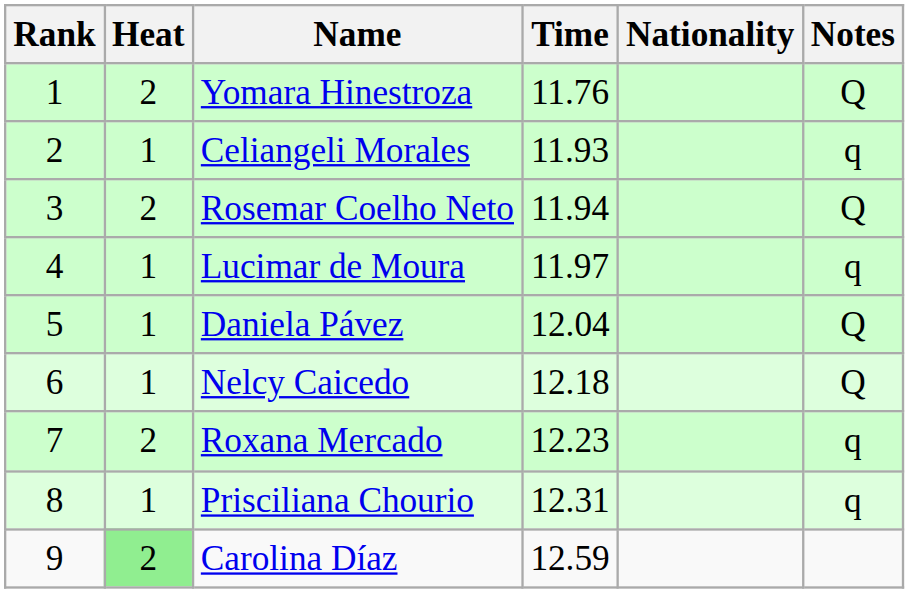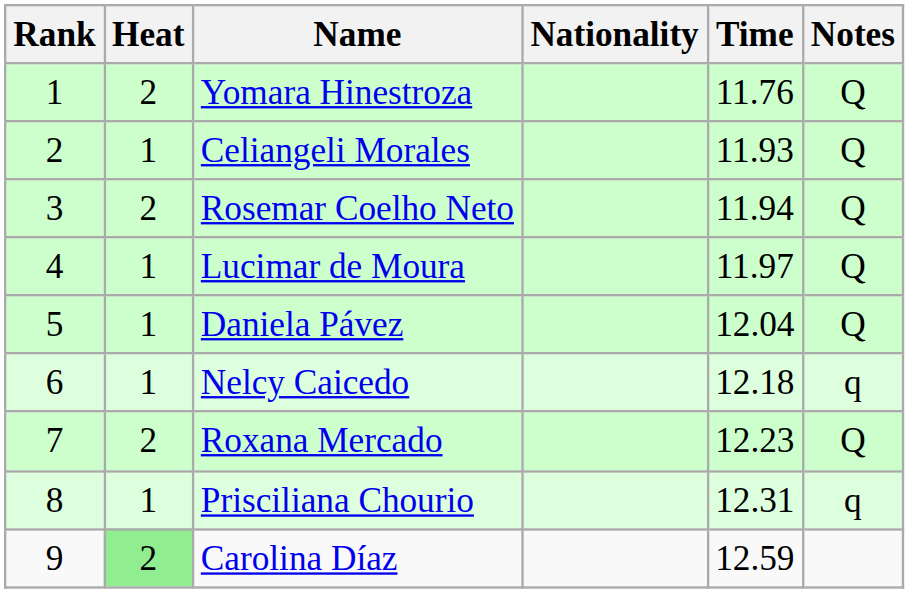columns swapped: (710, 33) <-> (570, 33)
(853, 150) q -> (853, 150) Q
(853, 266) q -> (853, 266) Q
(853, 382) Q -> (853, 382) q
(853, 440) q -> (853, 440) Q
